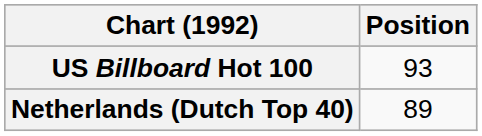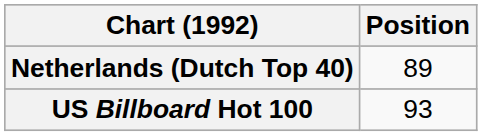rows swapped: (182, 109) <-> (182, 67)
